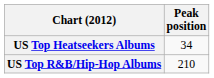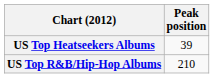(186, 45) 34 -> (186, 45) 39
